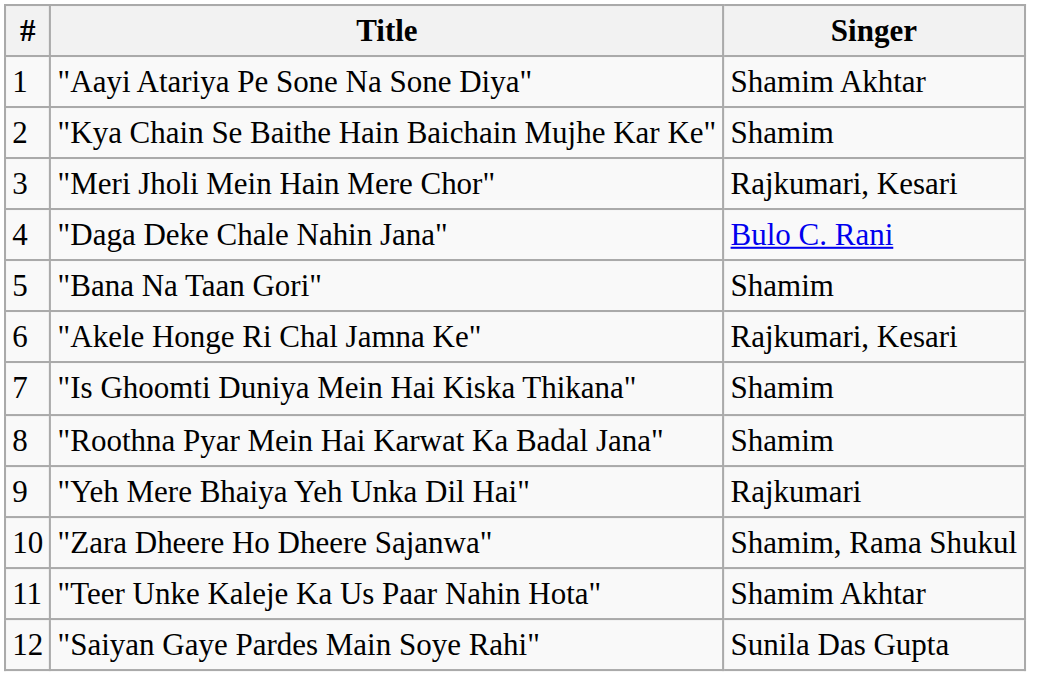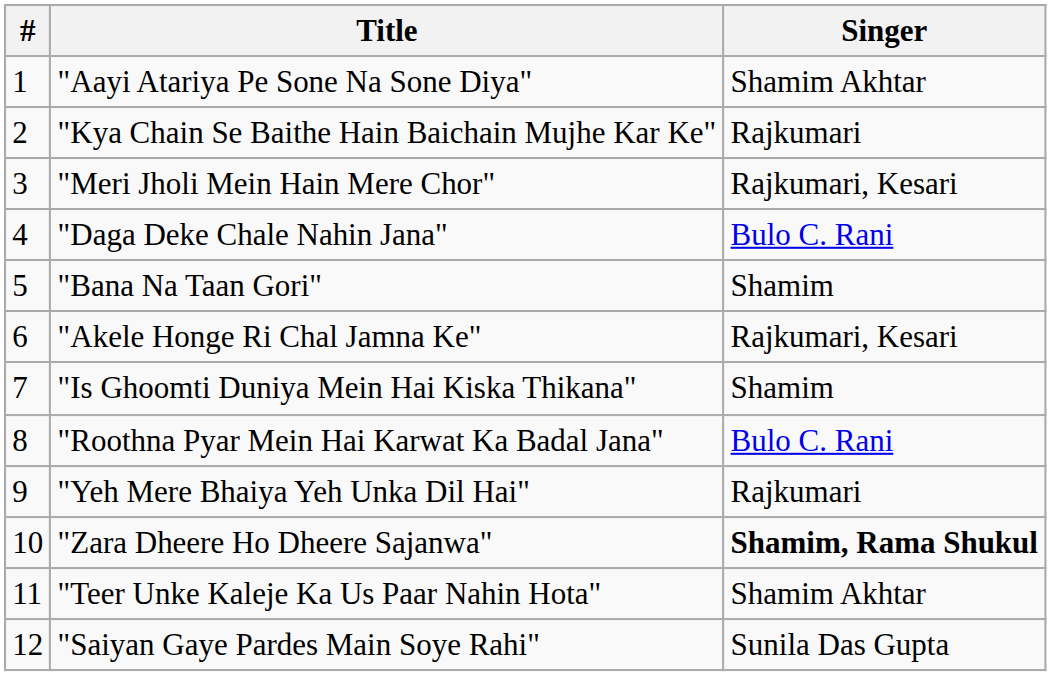(782, 132) Shamim -> (796, 132) Rajkumari
(782, 439) Shamim -> (812, 439) Bulo C. Rani
(874, 541) normal -> (884, 541) bold
